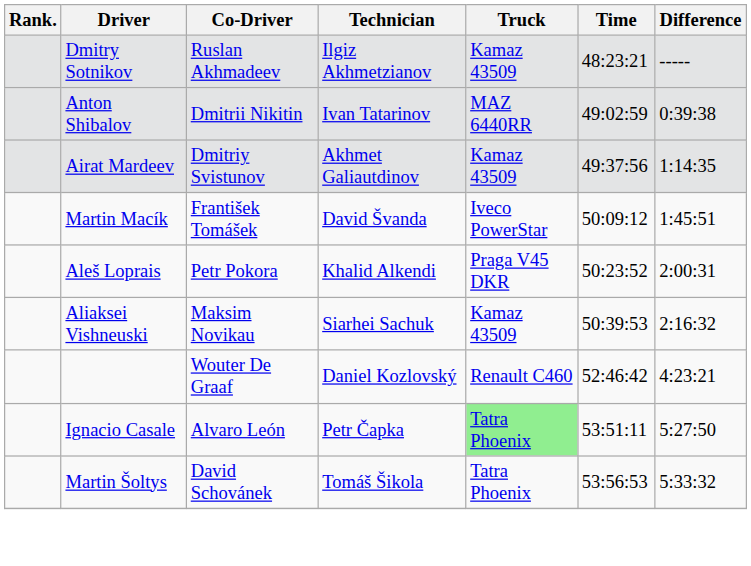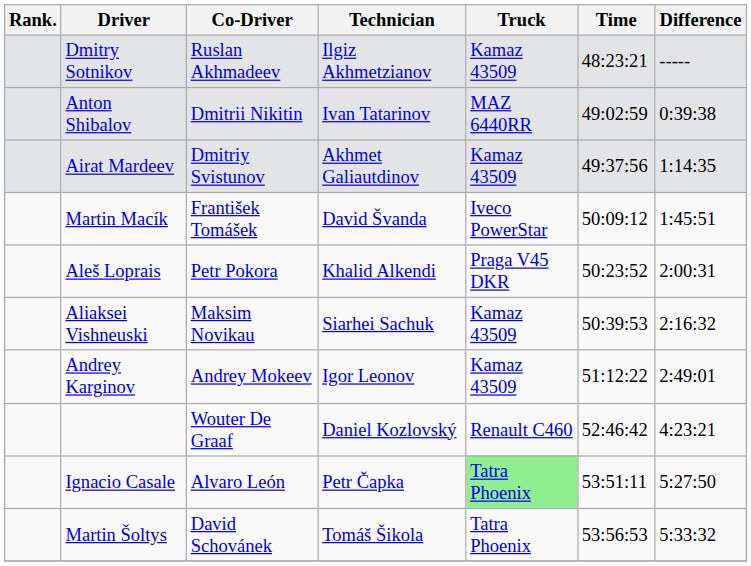+ row: (100, 376)
